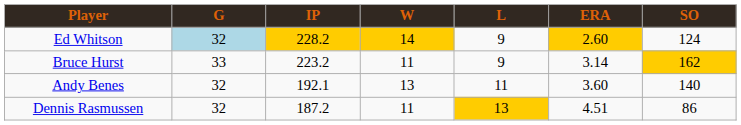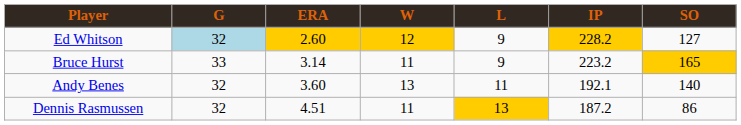columns swapped: (313, 16) <-> (595, 16)
(407, 39) 14 -> (407, 39) 12
(689, 39) 124 -> (689, 39) 127
(689, 62) 162 -> (689, 62) 165
